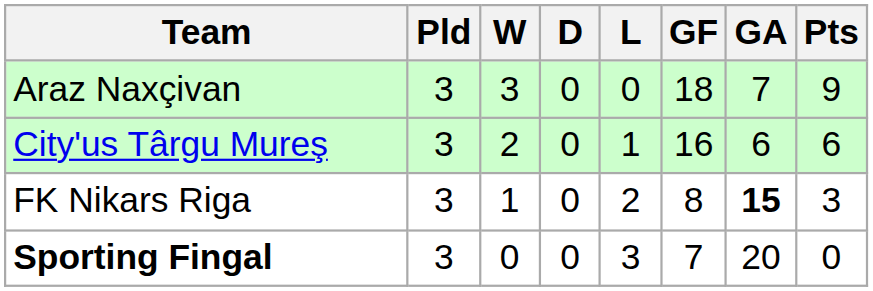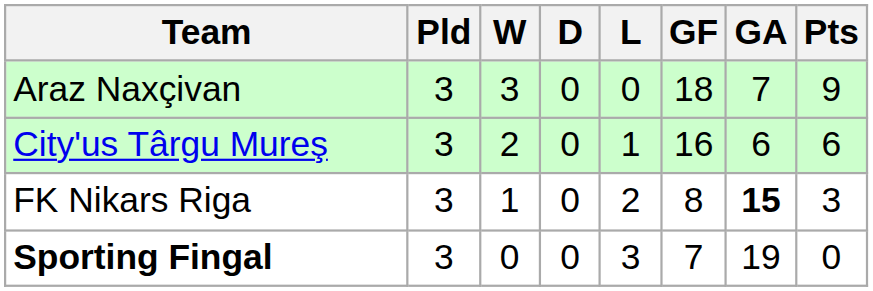(761, 256) 20 -> (761, 256) 19
